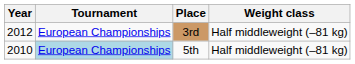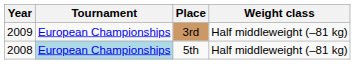(20, 31) 2012 -> (20, 31) 2009
(20, 50) 2010 -> (20, 50) 2008
